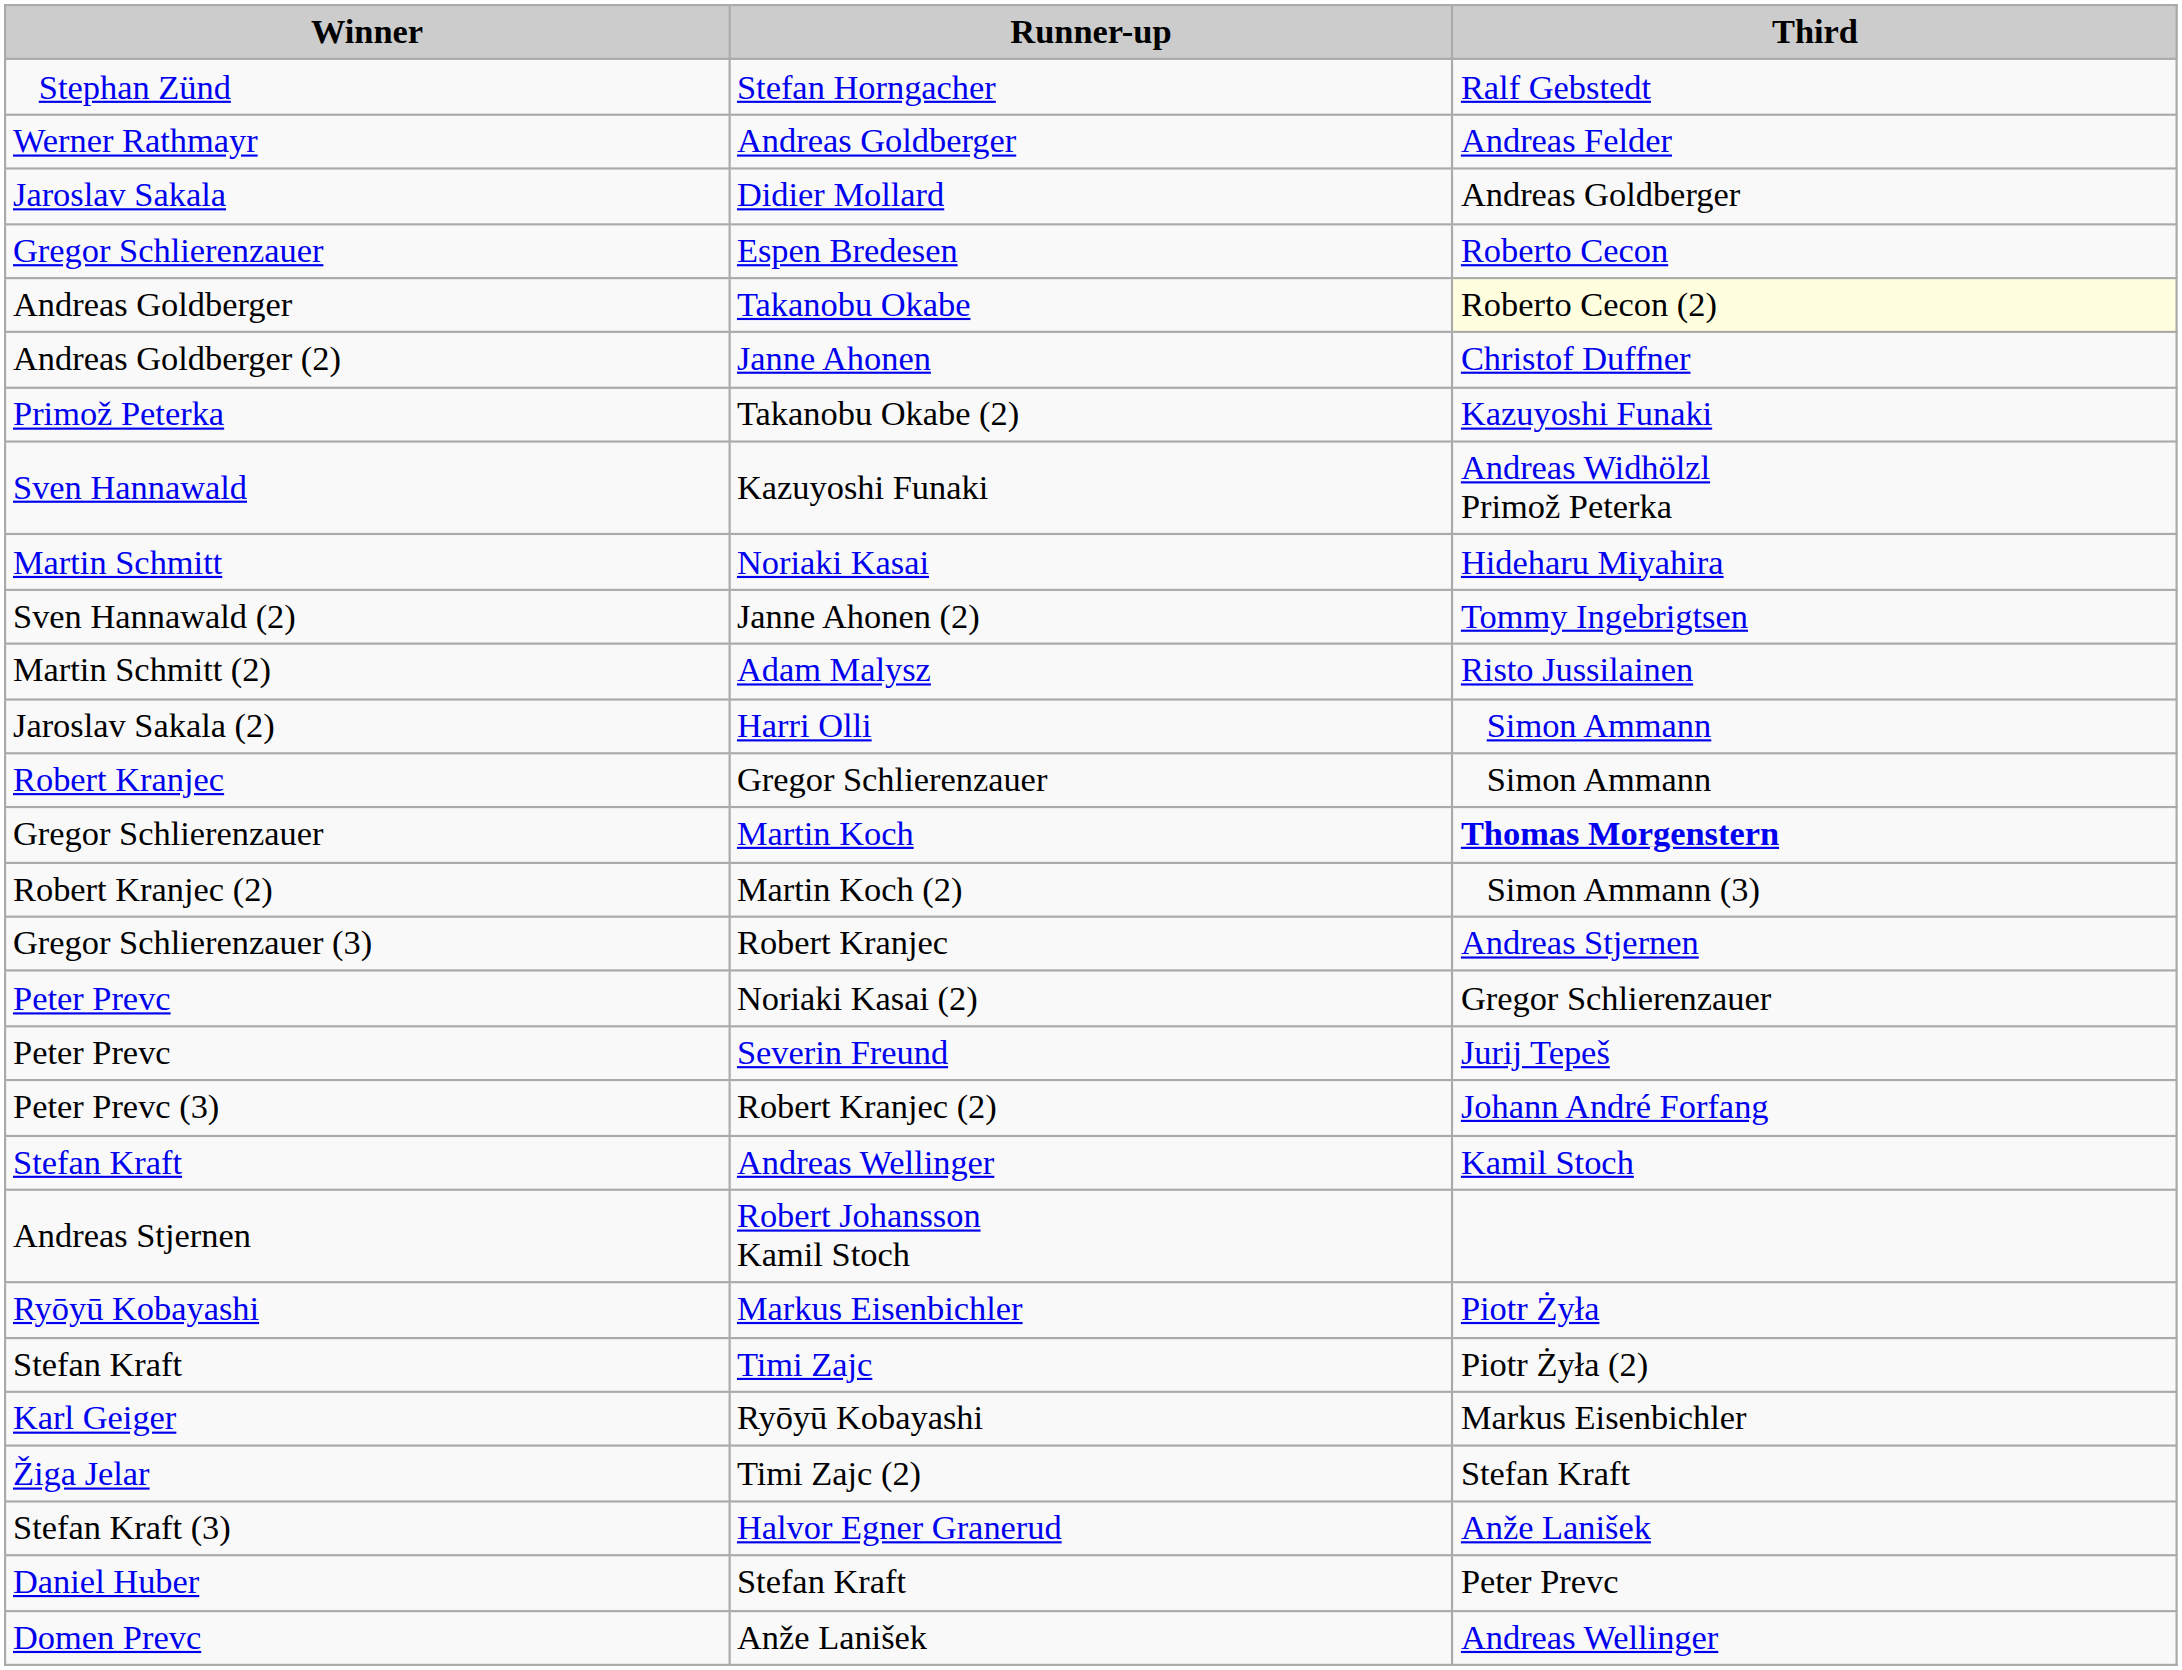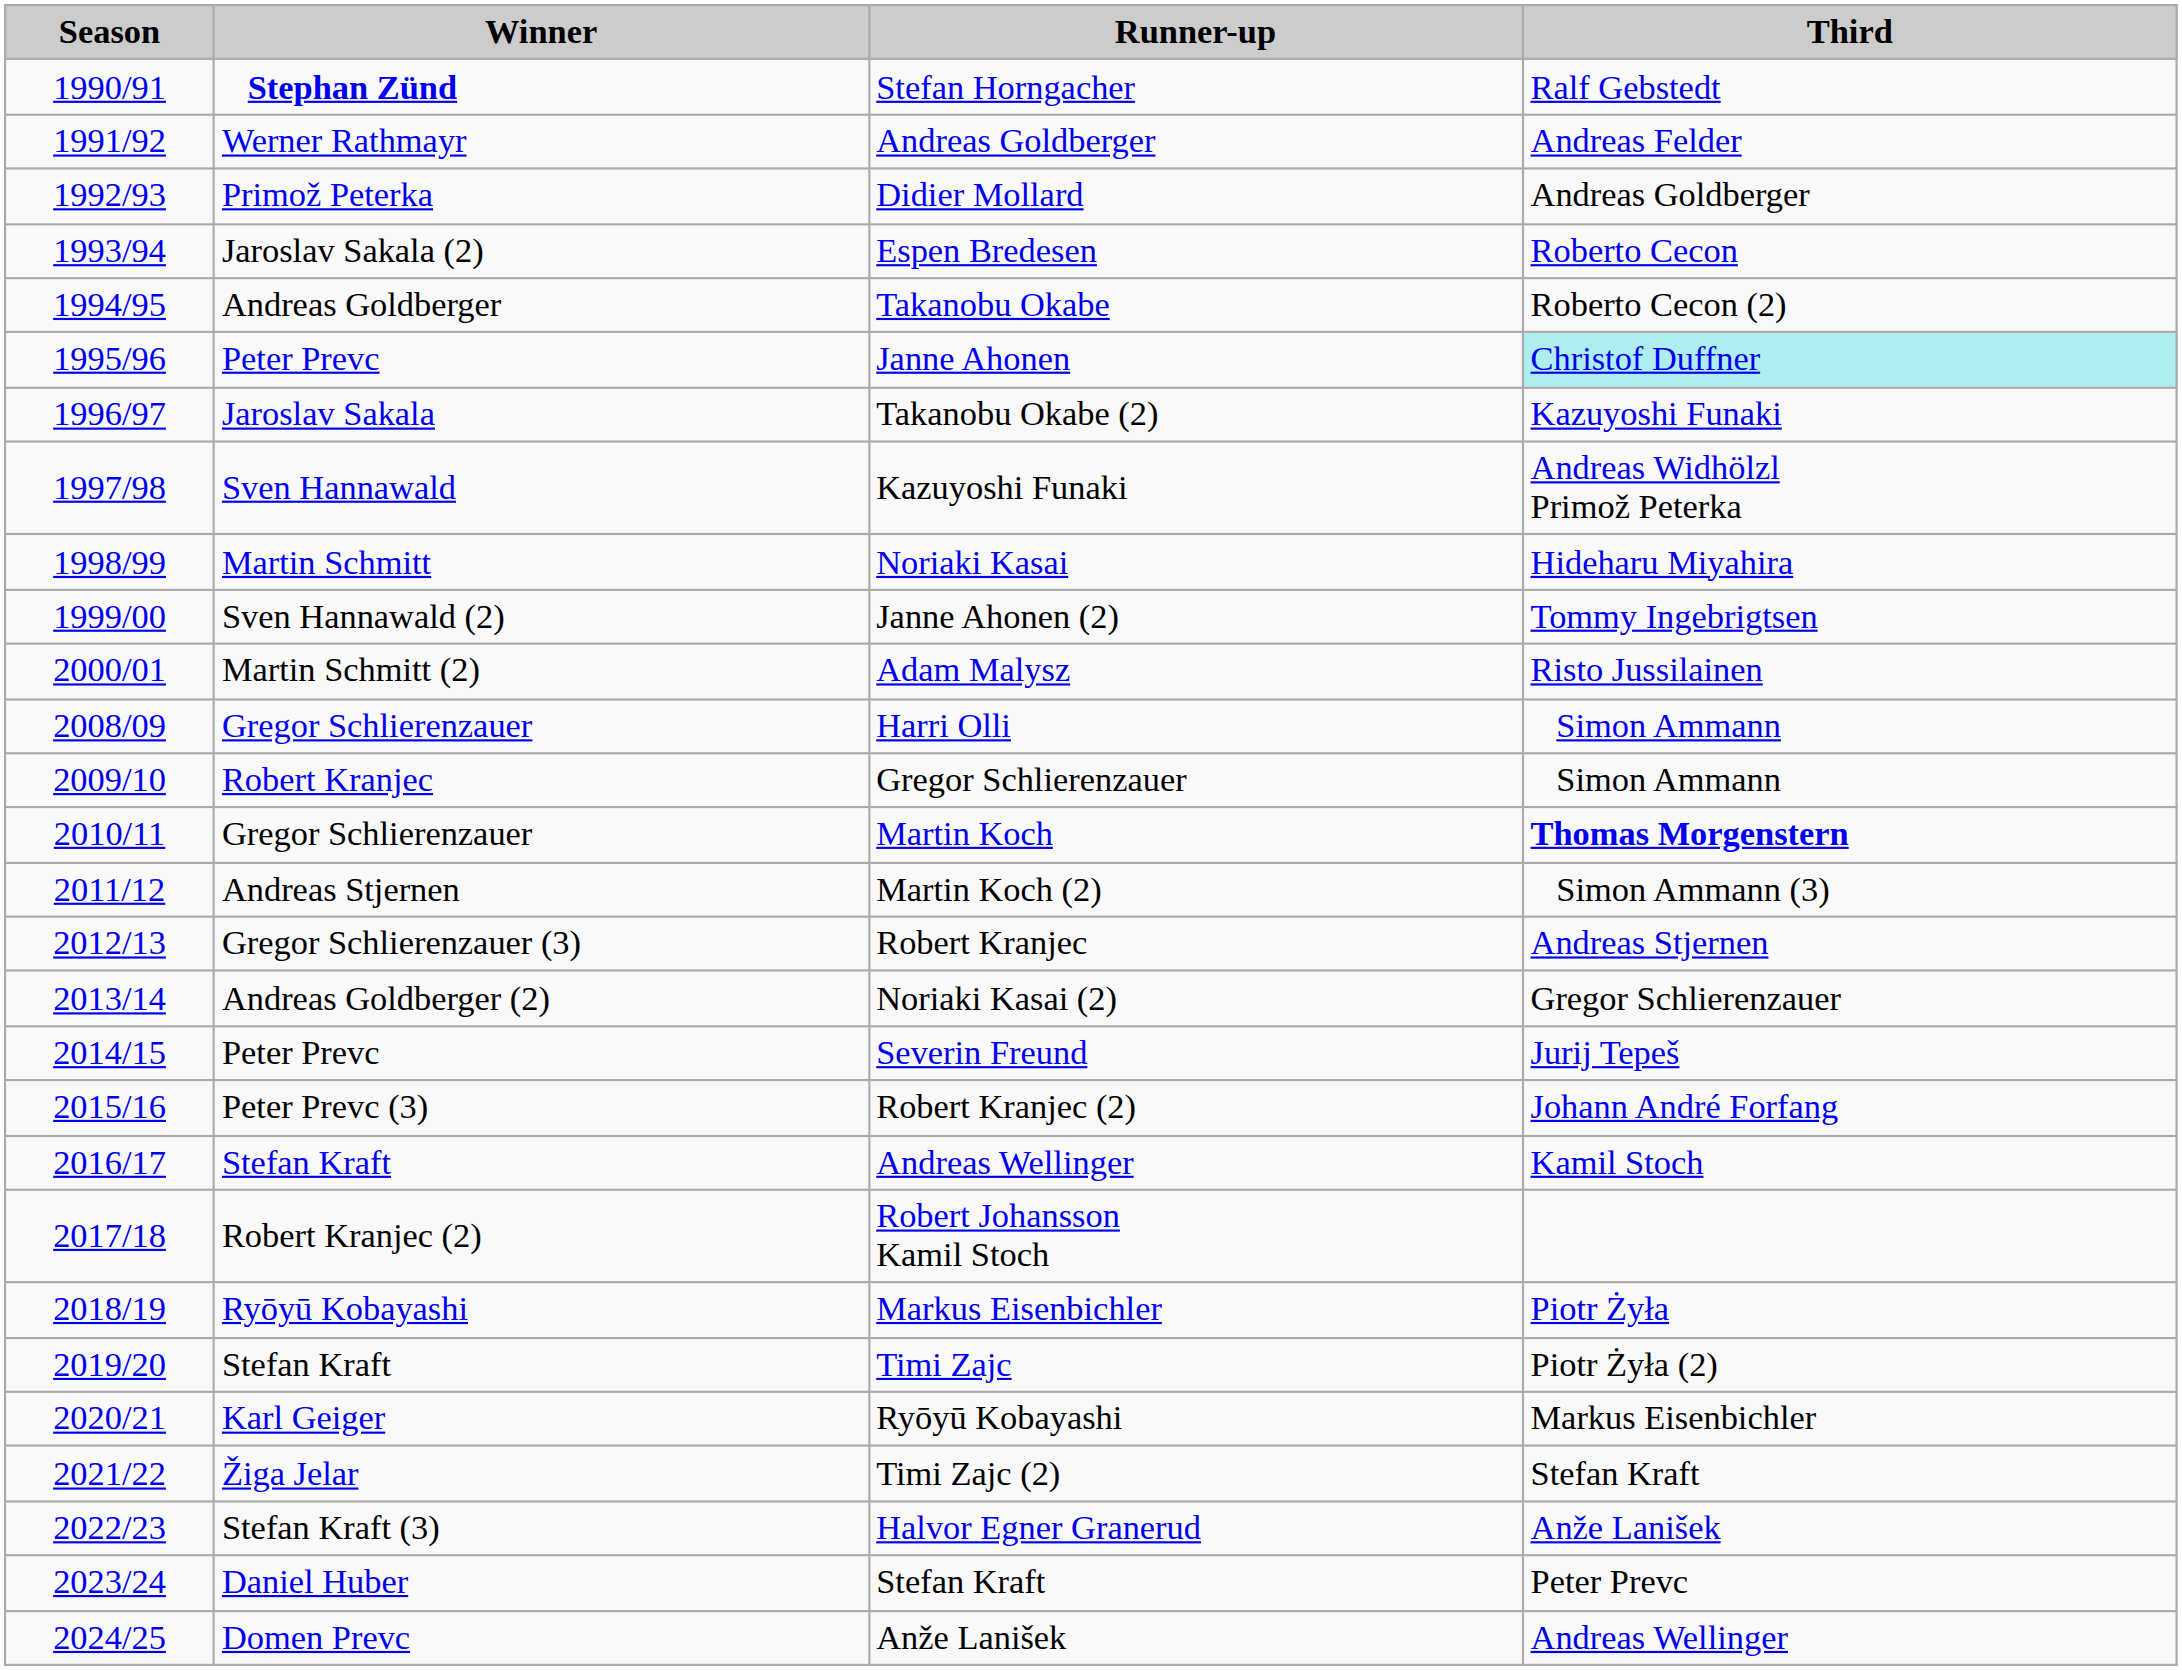+ column: (110, 31)
(122, 86) normal -> (340, 86) bold
(120, 195) Jaroslav Sakala -> (327, 195) Primož Peterka
(168, 250) Gregor Schlierenzauer -> (353, 250) Jaroslav Sakala (2)
(1589, 304) lightyellow background -> (1659, 304) no background
(177, 359) Andreas Goldberger (2) -> (301, 359) Peter Prevc
(1576, 359) no background -> (1645, 359) paleturquoise background
(119, 413) Primož Peterka -> (328, 413) Jaroslav Sakala
(144, 725) Jaroslav Sakala (2) -> (377, 725) Gregor Schlierenzauer
(143, 888) Robert Kranjec (2) -> (341, 888) Andreas Stjernen
(92, 997) Peter Prevc -> (386, 997) Andreas Goldberger (2)
(132, 1235) Andreas Stjernen -> (352, 1235) Robert Kranjec (2)
